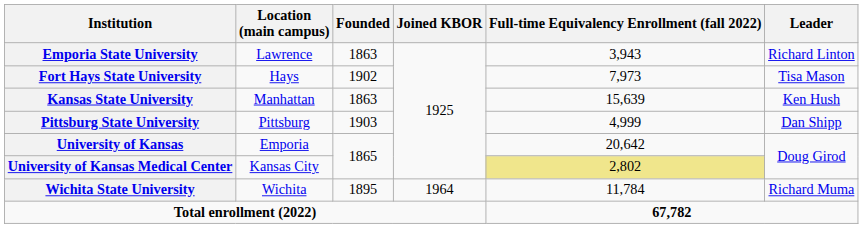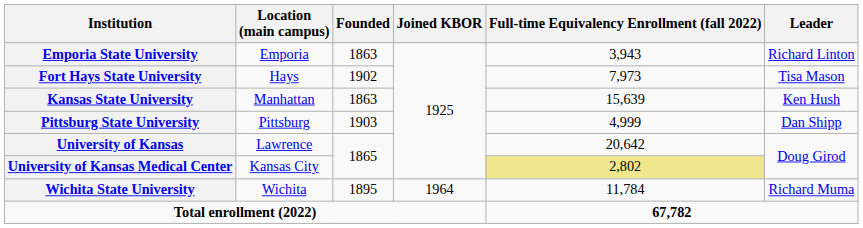(284, 54) Lawrence -> (284, 54) Emporia
(284, 144) Emporia -> (284, 144) Lawrence
